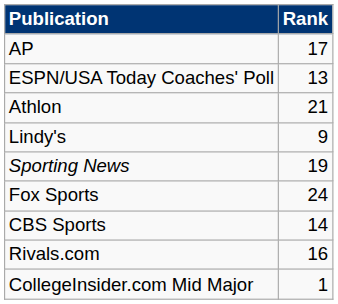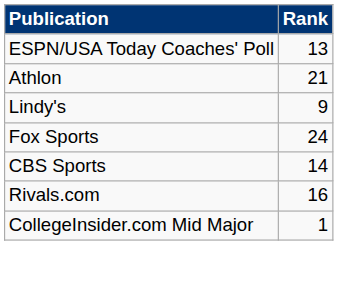- row: (21, 48)
- row: (69, 166)
